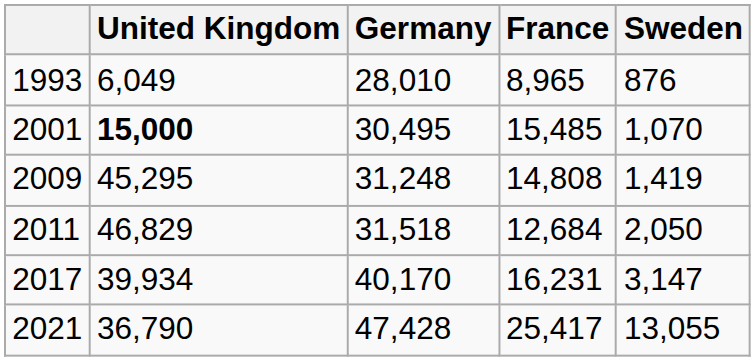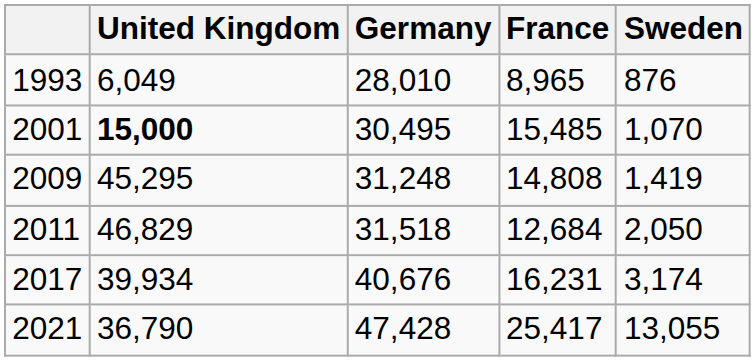(403, 279) 40,170 -> (403, 279) 40,676
(663, 279) 3,147 -> (663, 279) 3,174
